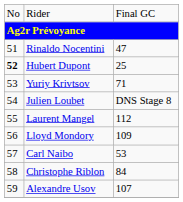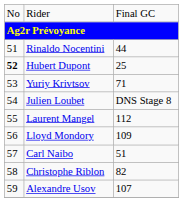(121, 48) 47 -> (121, 48) 44
(121, 153) 53 -> (121, 153) 51
(121, 171) 84 -> (121, 171) 82
